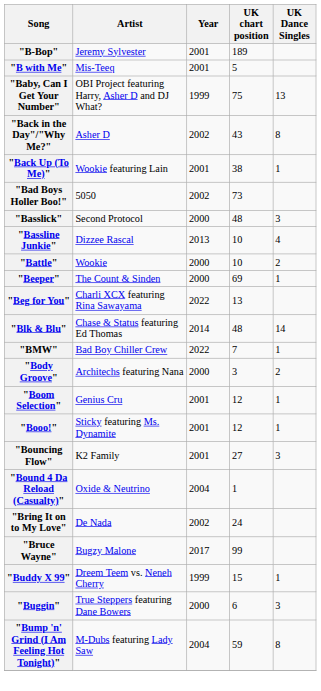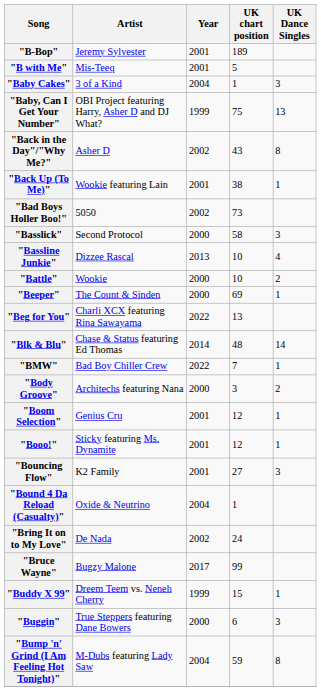+ row: (39, 84)
(237, 218) 48 -> (237, 234) 58
